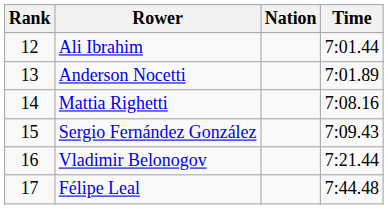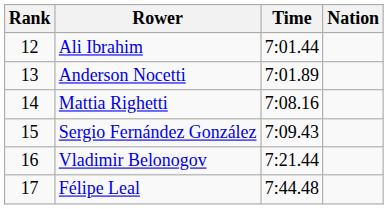columns swapped: (291, 18) <-> (352, 18)
